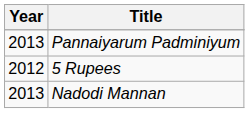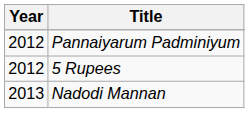(26, 42) 2013 -> (26, 42) 2012
